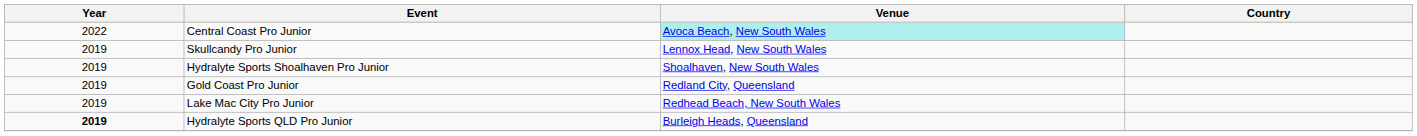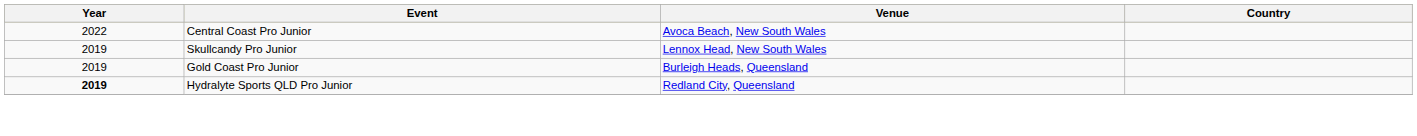(744, 31) paleturquoise background -> (744, 31) no background
- row: (288, 67)
(729, 85) Redland City, Queensland -> (735, 67) Burleigh Heads, Queensland
- row: (250, 103)
(735, 121) Burleigh Heads, Queensland -> (729, 85) Redland City, Queensland
